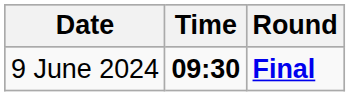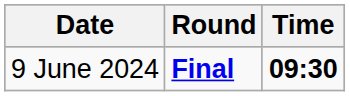columns swapped: (206, 25) <-> (295, 25)
